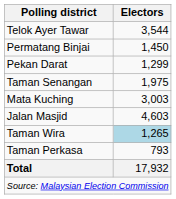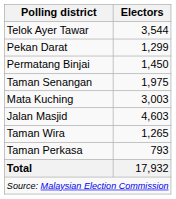rows swapped: (48, 47) <-> (37, 64)
(155, 133) lightblue background -> (155, 133) no background
